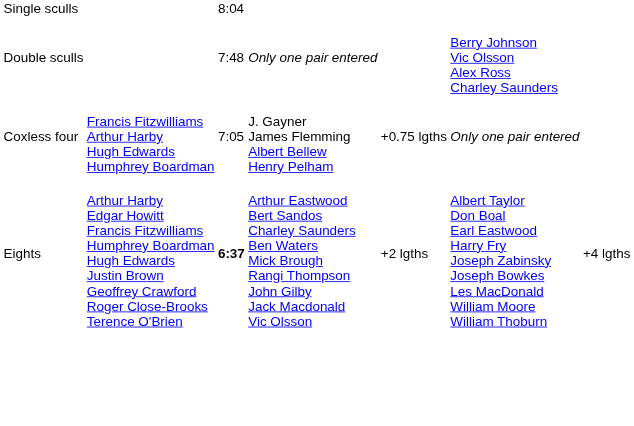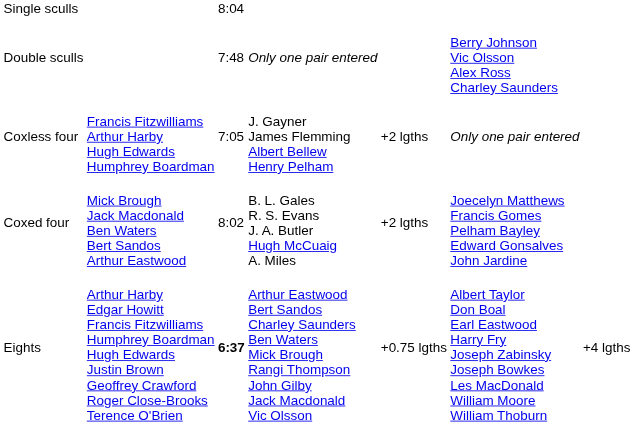(414, 136) +0.75 lgths -> (405, 136) +2 lgths
+ row: (36, 223)
(405, 253) +2 lgths -> (414, 347) +0.75 lgths
